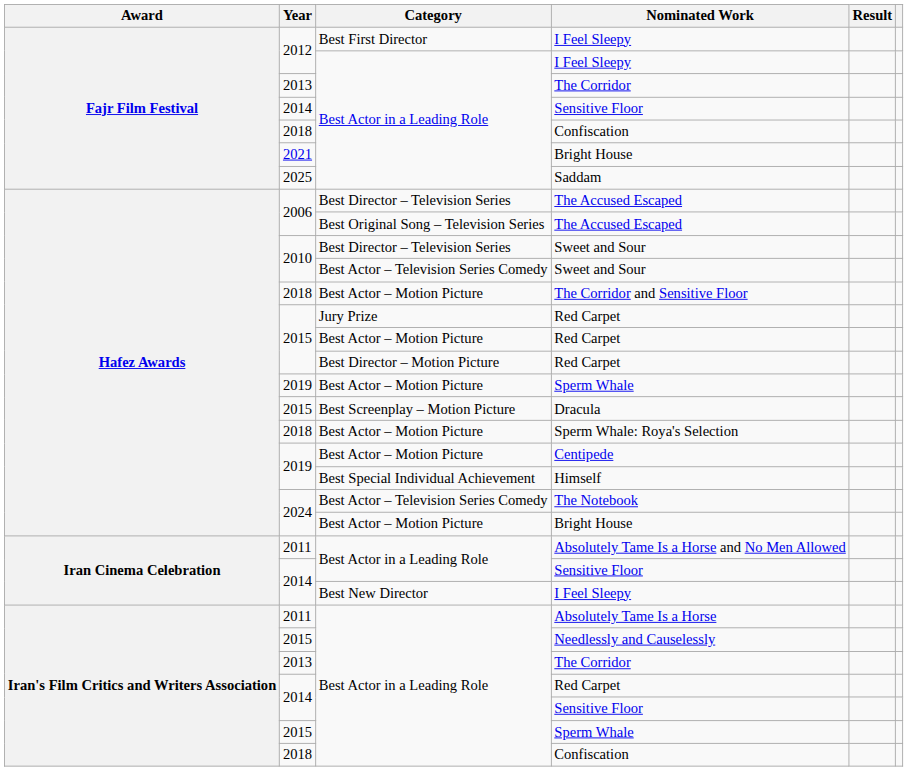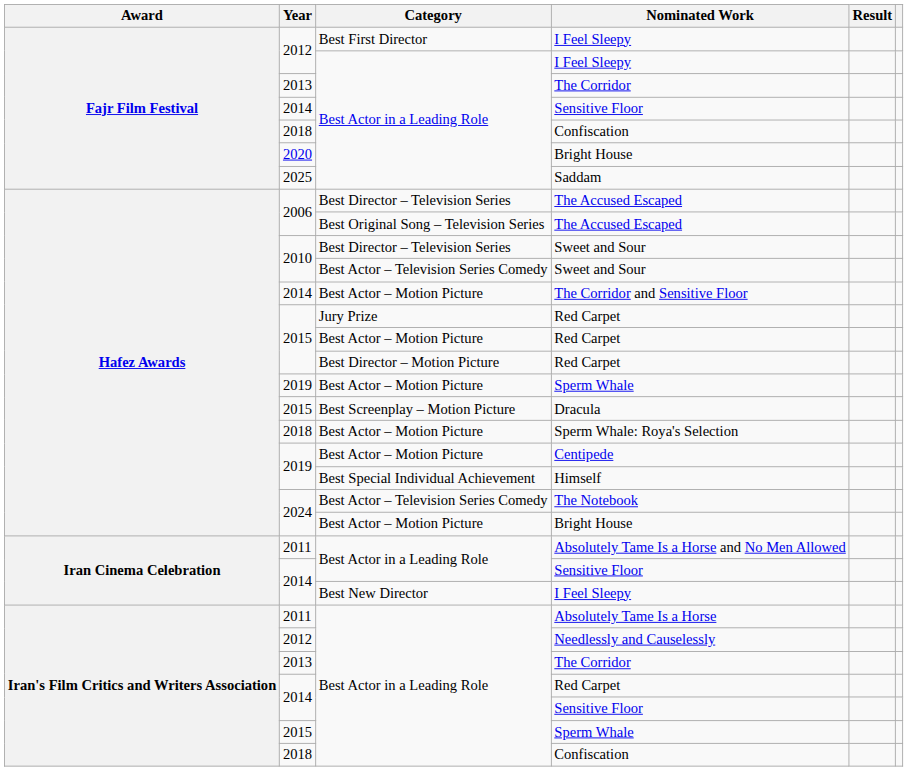(298, 154) 2021 -> (298, 154) 2020
(298, 293) 2018 -> (298, 293) 2014
(298, 639) 2015 -> (298, 639) 2012
